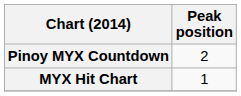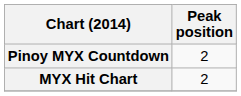(204, 79) 1 -> (204, 79) 2
